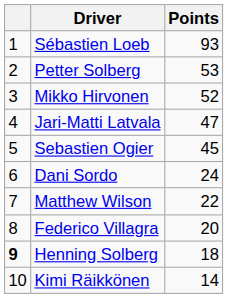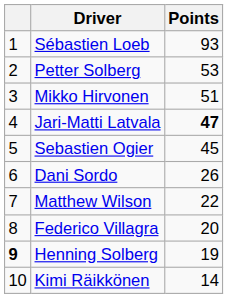(210, 97) 52 -> (210, 97) 51
(210, 123) normal -> (210, 123) bold
(210, 175) 24 -> (210, 175) 26
(210, 254) 18 -> (210, 254) 19
